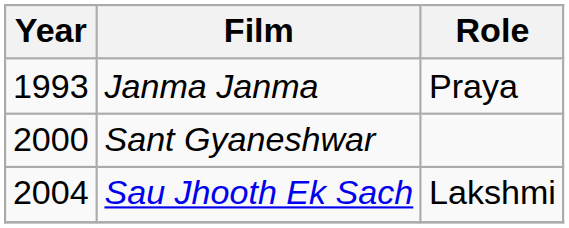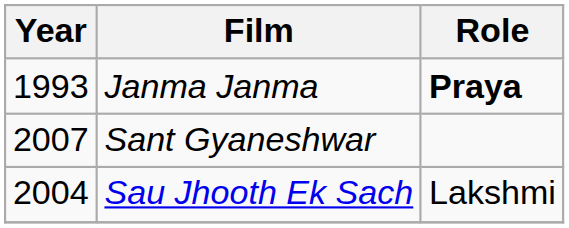(473, 85) normal -> (475, 85) bold
(51, 139) 2000 -> (51, 139) 2007
